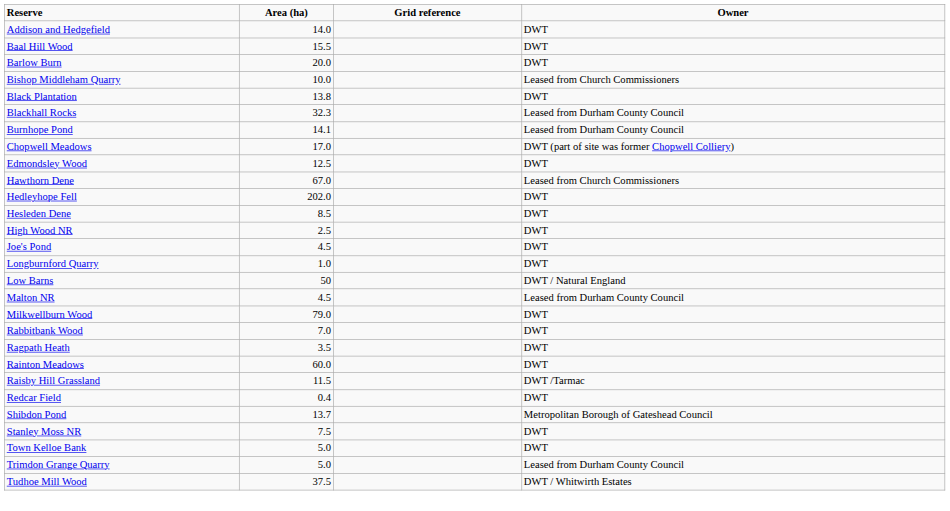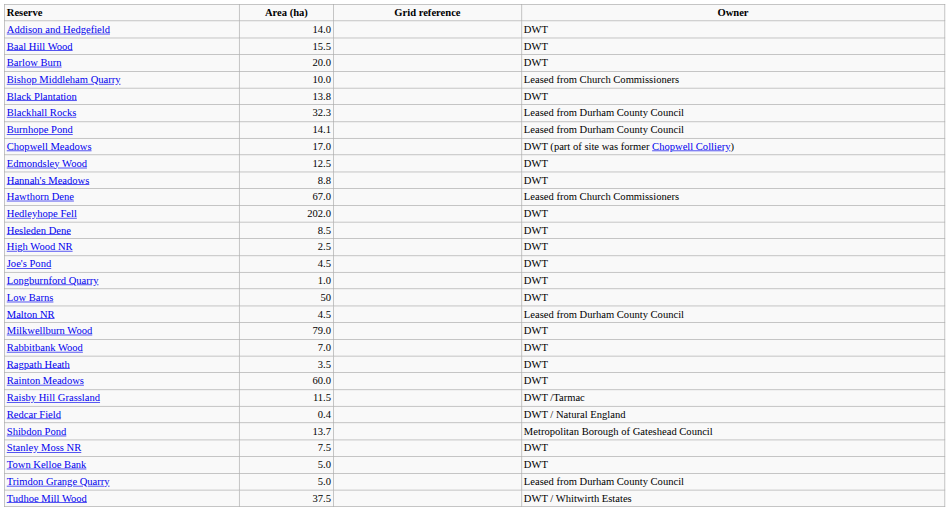+ row: (48, 180)
(575, 280) DWT / Natural England -> (536, 297) DWT
(536, 398) DWT -> (575, 414) DWT / Natural England
